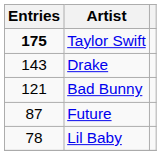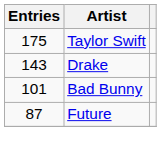(34, 41) bold -> (34, 41) normal
(34, 89) 121 -> (34, 89) 101
- row: (95, 138)
